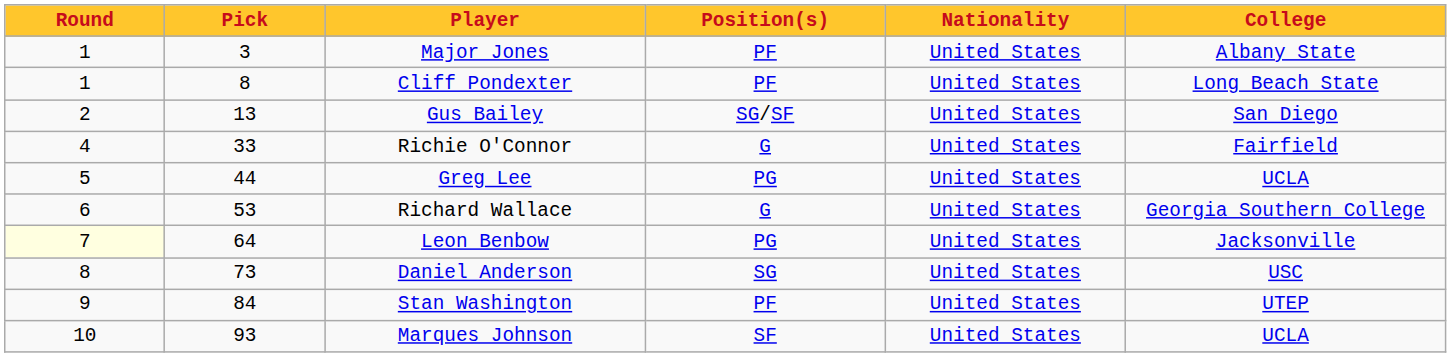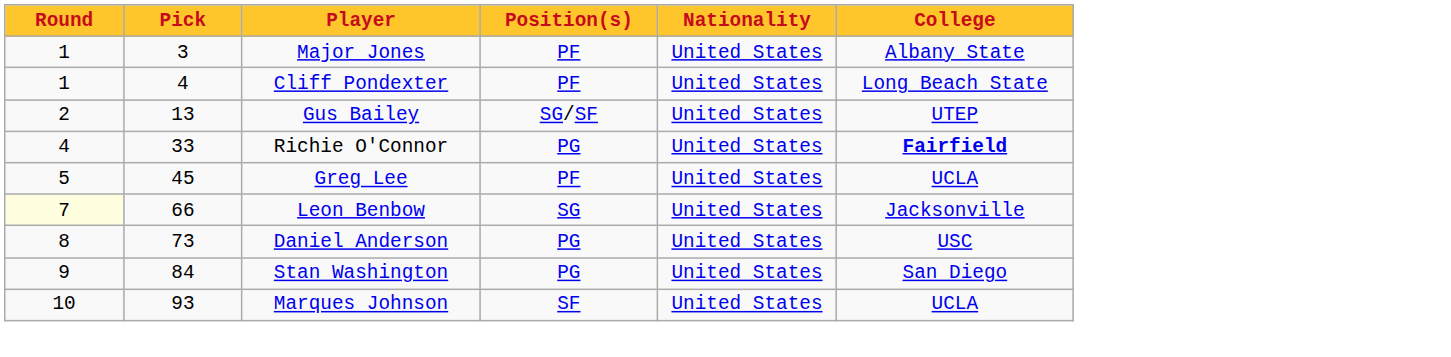(245, 84) 8 -> (183, 84) 4
(1286, 115) San Diego -> (955, 115) UTEP
(765, 147) G -> (569, 147) PG
(1286, 147) normal -> (955, 147) bold
(245, 178) 44 -> (183, 178) 45
(765, 178) PG -> (569, 178) PF
- row: (485, 210)
(245, 242) 64 -> (183, 210) 66
(765, 242) PG -> (569, 210) SG
(765, 273) SG -> (569, 242) PG
(765, 305) PF -> (569, 273) PG
(1286, 305) UTEP -> (955, 273) San Diego
